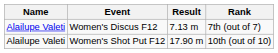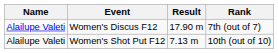(184, 27) 7.13 m -> (187, 27) 17.90 m
(187, 42) 17.90 m -> (184, 42) 7.13 m
